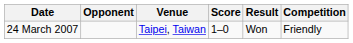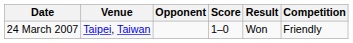columns swapped: (172, 13) <-> (109, 13)
